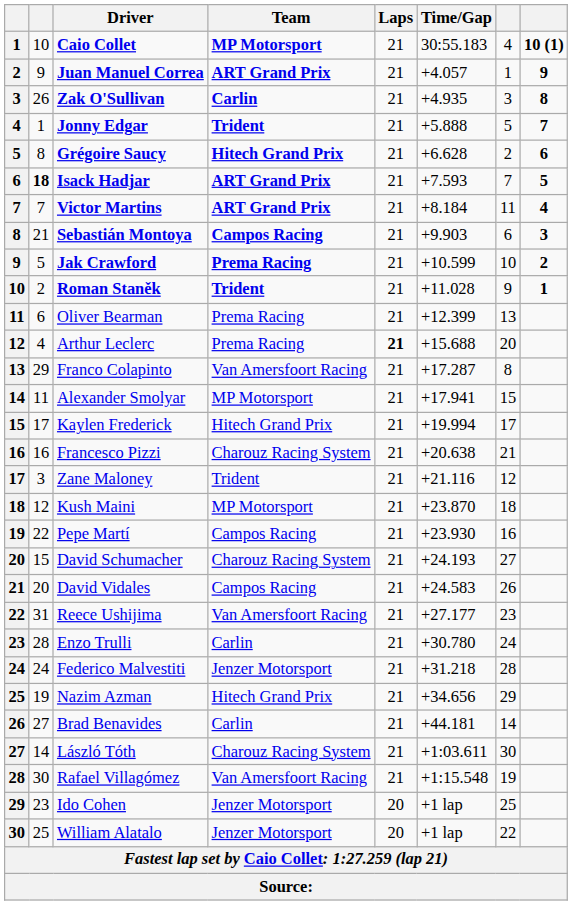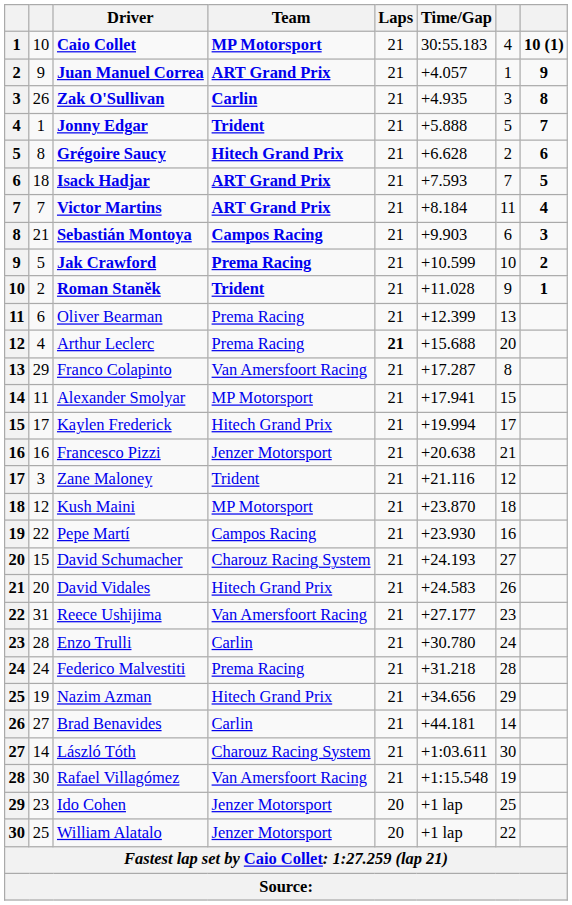(41, 180) bold -> (41, 180) normal
(291, 452) Charouz Racing System -> (272, 452) Jenzer Motorsport
(264, 587) Campos Racing -> (272, 587) Hitech Grand Prix
(272, 669) Jenzer Motorsport -> (258, 669) Prema Racing
